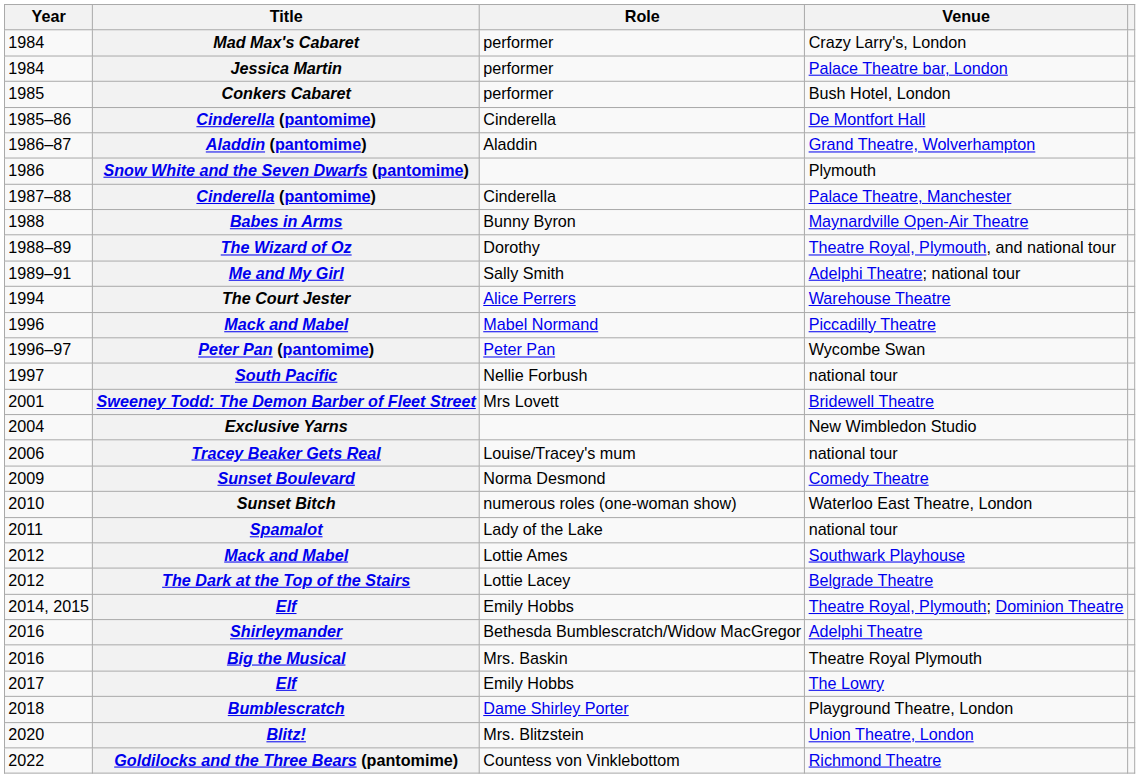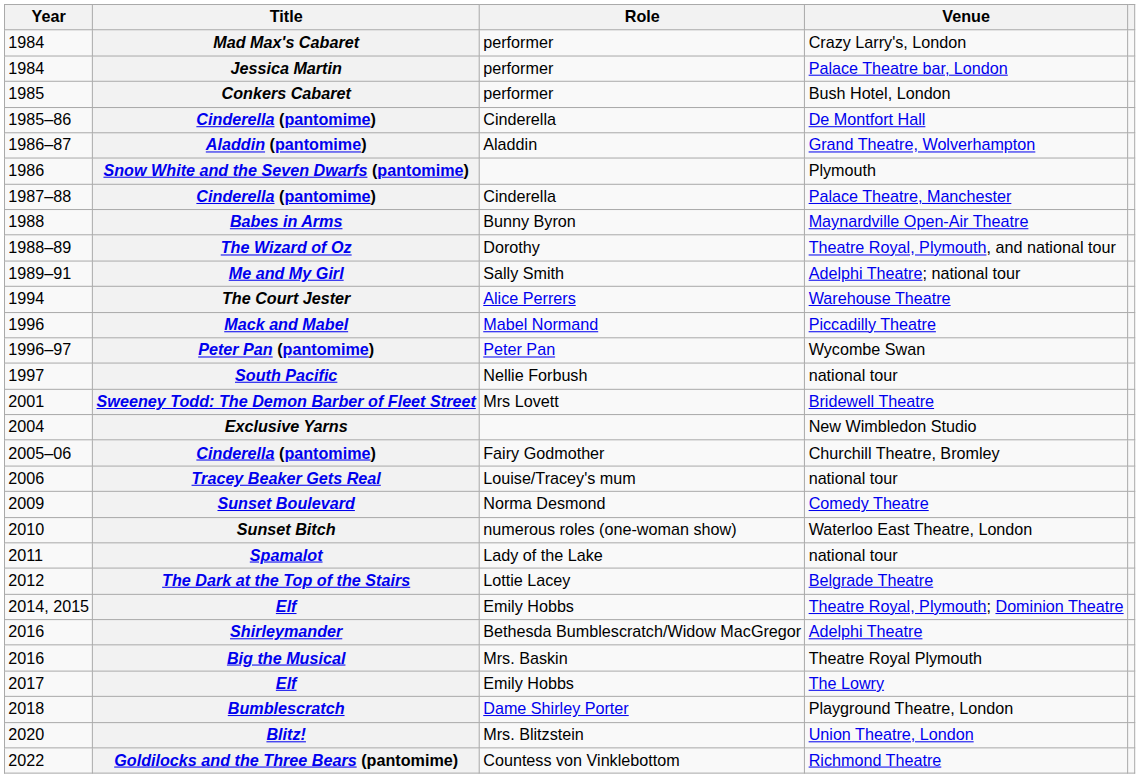+ row: (40, 453)
- row: (26, 555)
